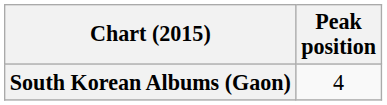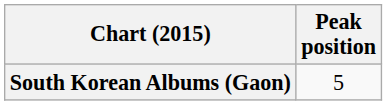(339, 81) 4 -> (339, 81) 5
